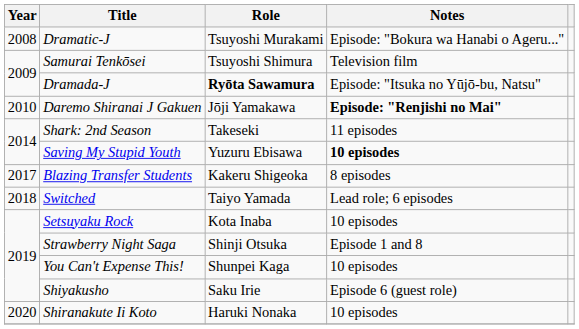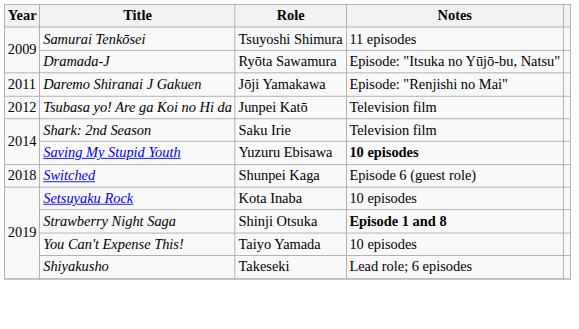- row: (76, 38)
(374, 61) Television film -> (383, 38) 11 episodes
(261, 84) bold -> (288, 61) normal
(22, 107) 2010 -> (22, 84) 2011
(416, 107) bold -> (429, 84) normal
+ row: (138, 107)
(234, 130) Takeseki -> (265, 130) Saku Irie
(364, 130) 11 episodes -> (393, 130) Television film
- row: (118, 175)
(249, 198) Taiyo Yamada -> (279, 175) Shunpei Kaga
(391, 198) Lead role; 6 episodes -> (413, 175) Episode 6 (guest role)
(376, 244) normal -> (398, 221) bold
(249, 267) Shunpei Kaga -> (280, 244) Taiyo Yamada
(234, 289) Saku Irie -> (264, 267) Takeseki
(393, 289) Episode 6 (guest role) -> (411, 267) Lead role; 6 episodes
- row: (100, 312)
